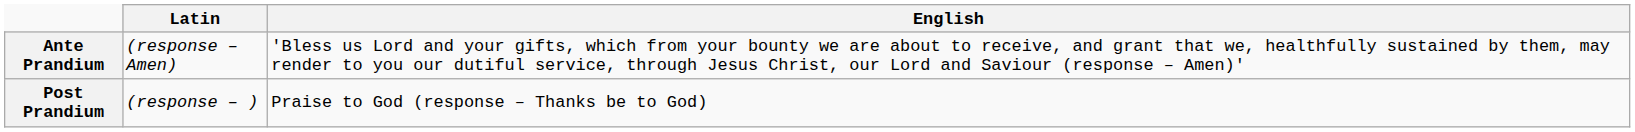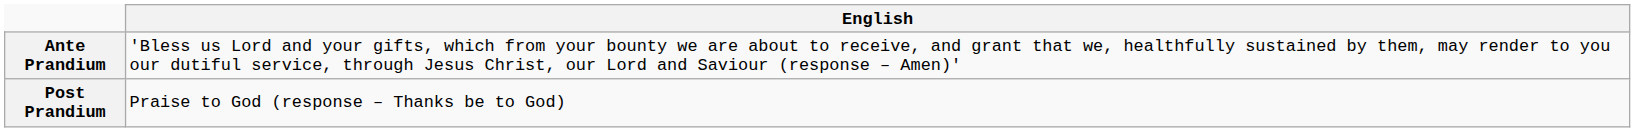- column: (195, 18)
